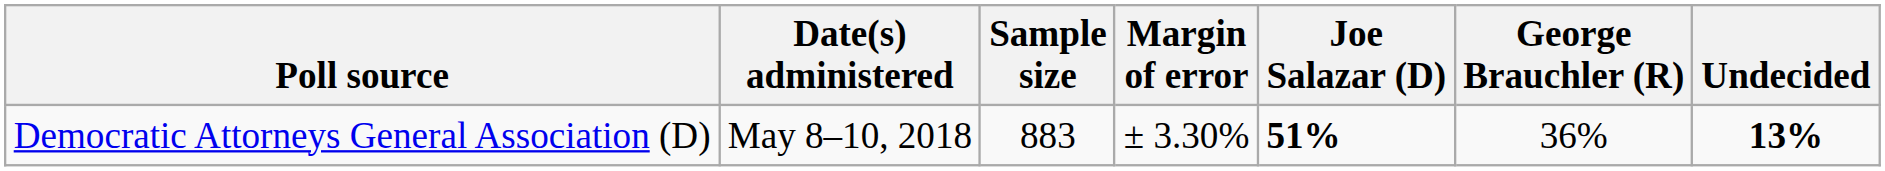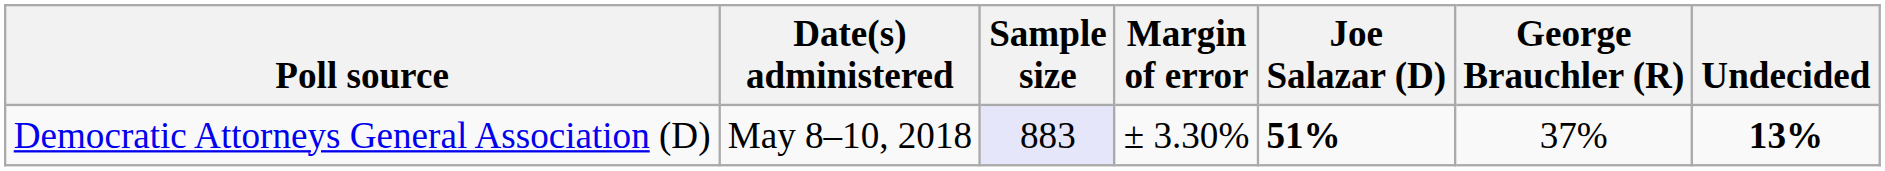(1048, 134) no background -> (1048, 134) lavender background
(1574, 134) 36% -> (1574, 134) 37%
